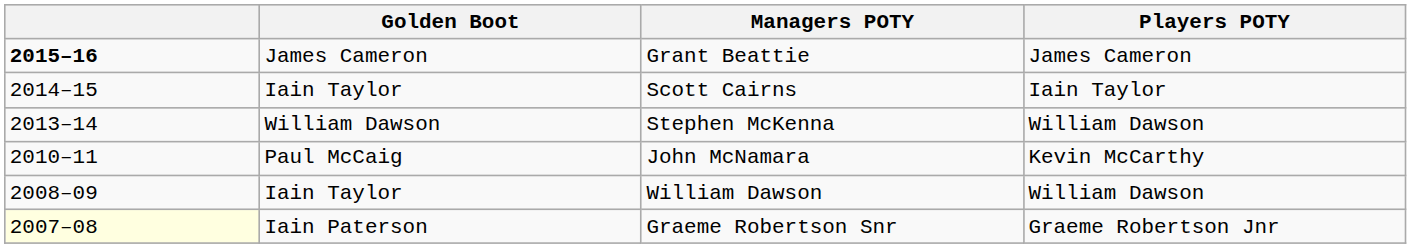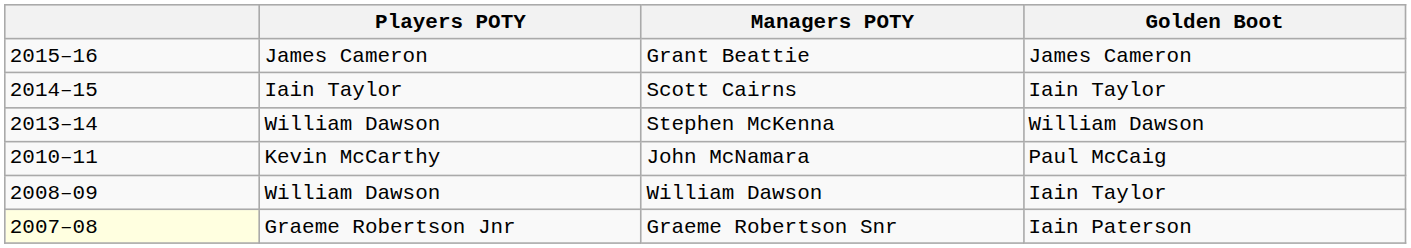columns swapped: (1214, 22) <-> (450, 22)
(54, 56) bold -> (54, 56) normal
